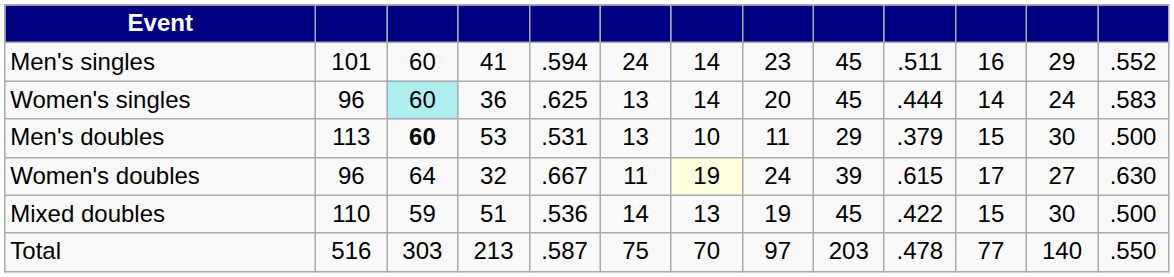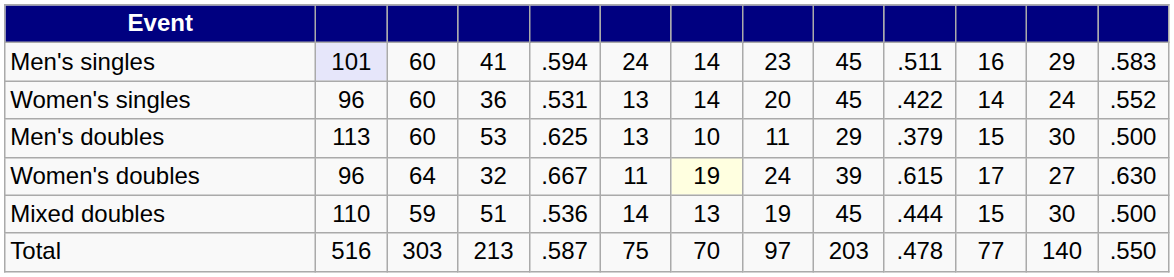(351, 61) no background -> (351, 61) lavender background
(1133, 61) .552 -> (1133, 61) .583
(422, 99) paleturquoise background -> (422, 99) no background
(565, 99) .625 -> (565, 99) .531
(920, 99) .444 -> (920, 99) .422
(1133, 99) .583 -> (1133, 99) .552
(422, 137) bold -> (422, 137) normal
(565, 137) .531 -> (565, 137) .625
(920, 213) .422 -> (920, 213) .444
